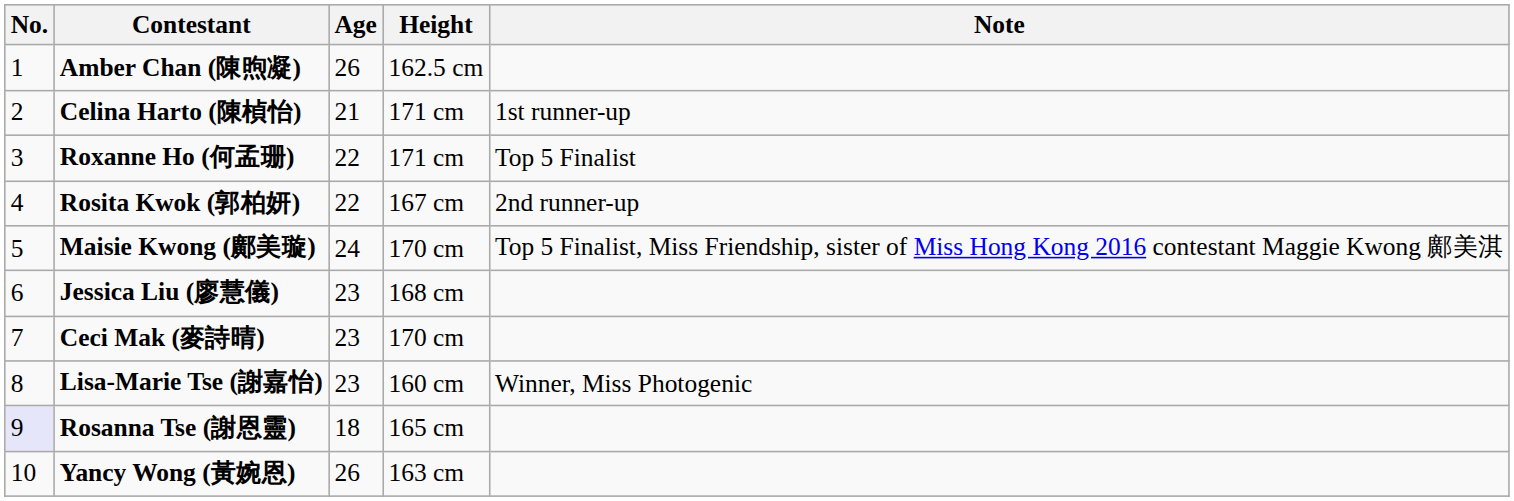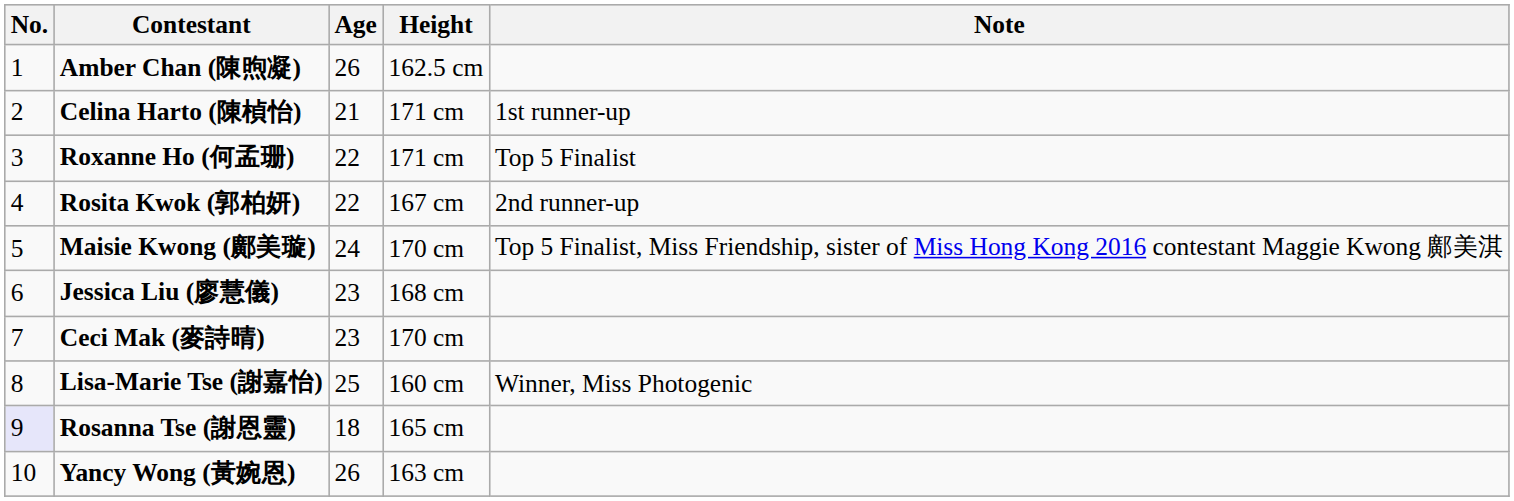(347, 383) 23 -> (347, 383) 25
